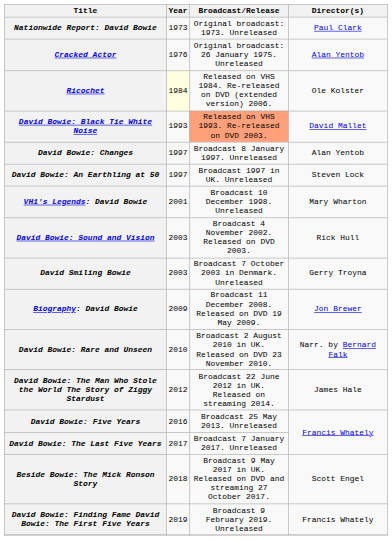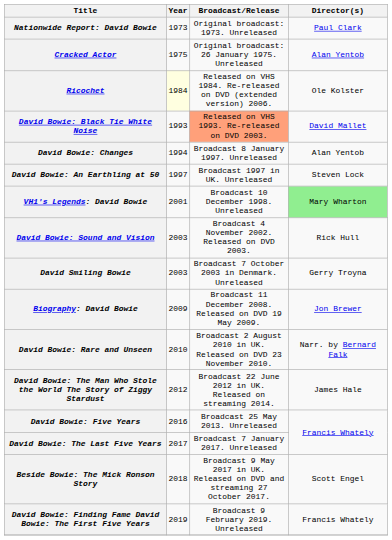(178, 55) 1976 -> (178, 55) 1975
(178, 153) 1997 -> (178, 153) 1994
(338, 202) no background -> (338, 202) lightgreen background
